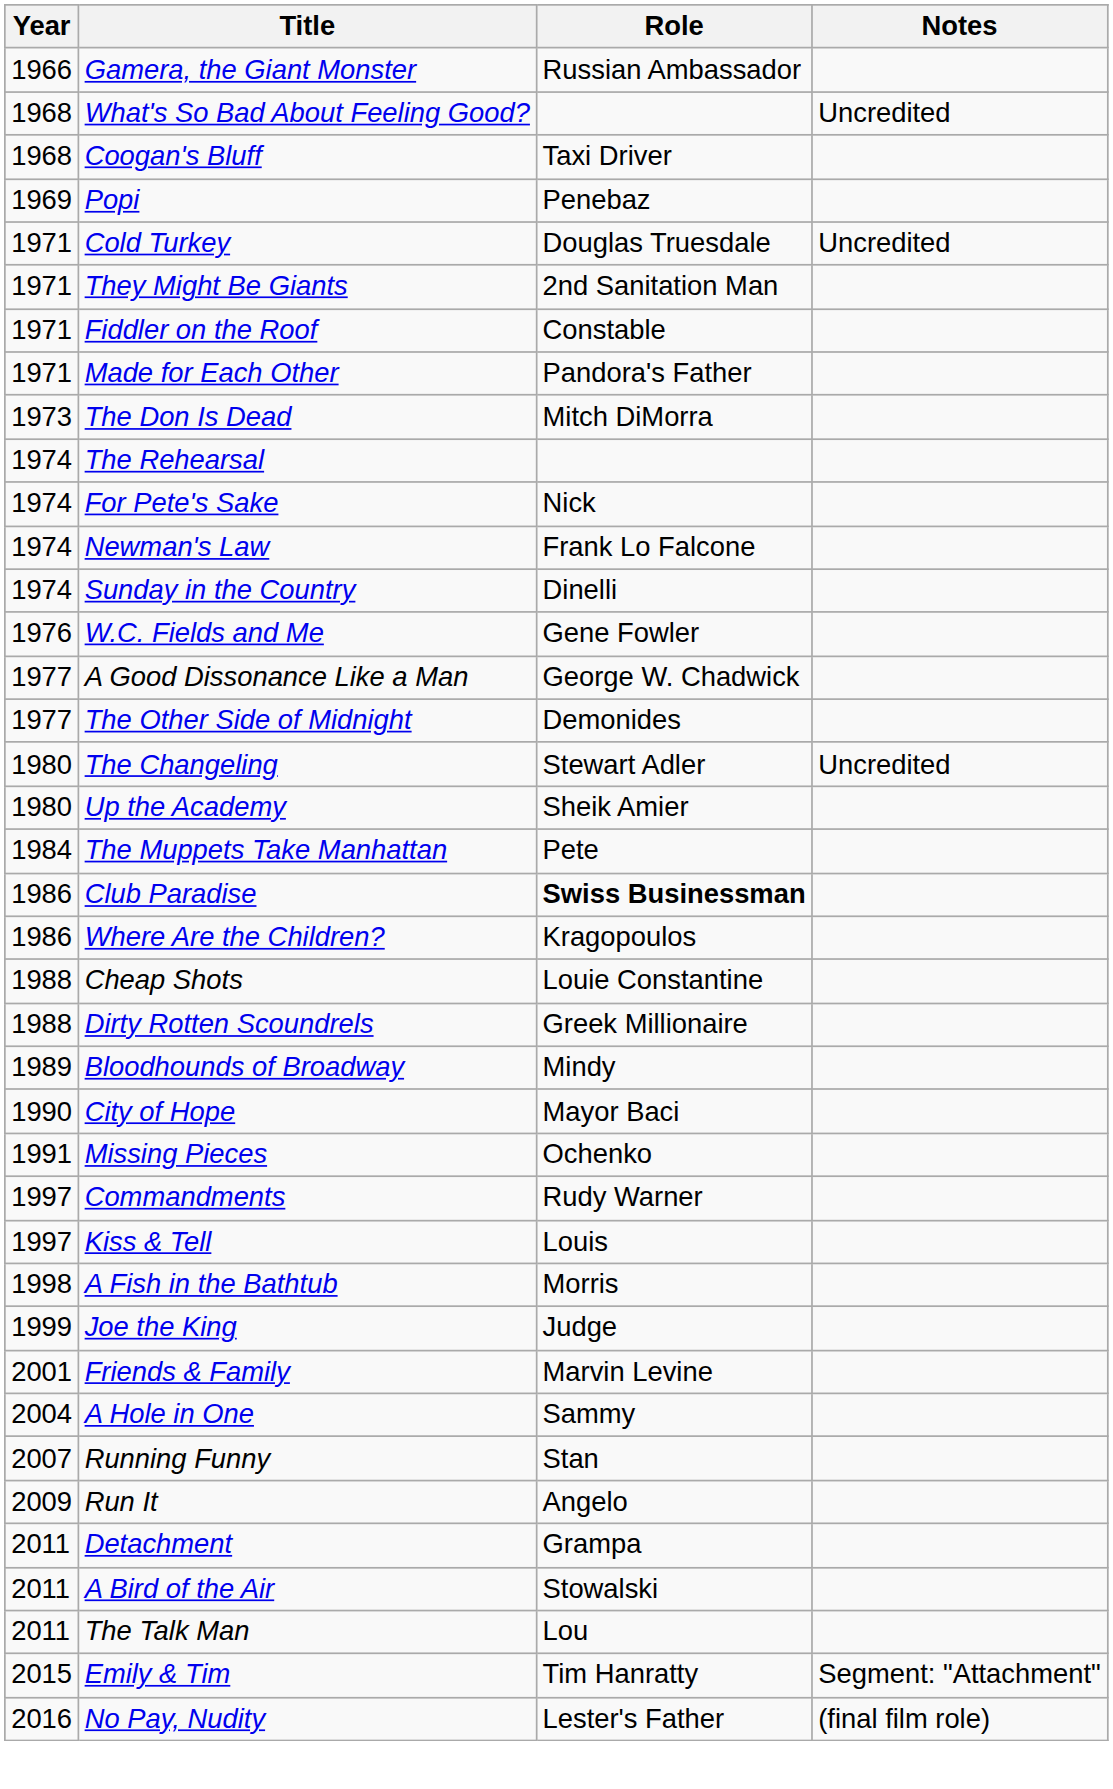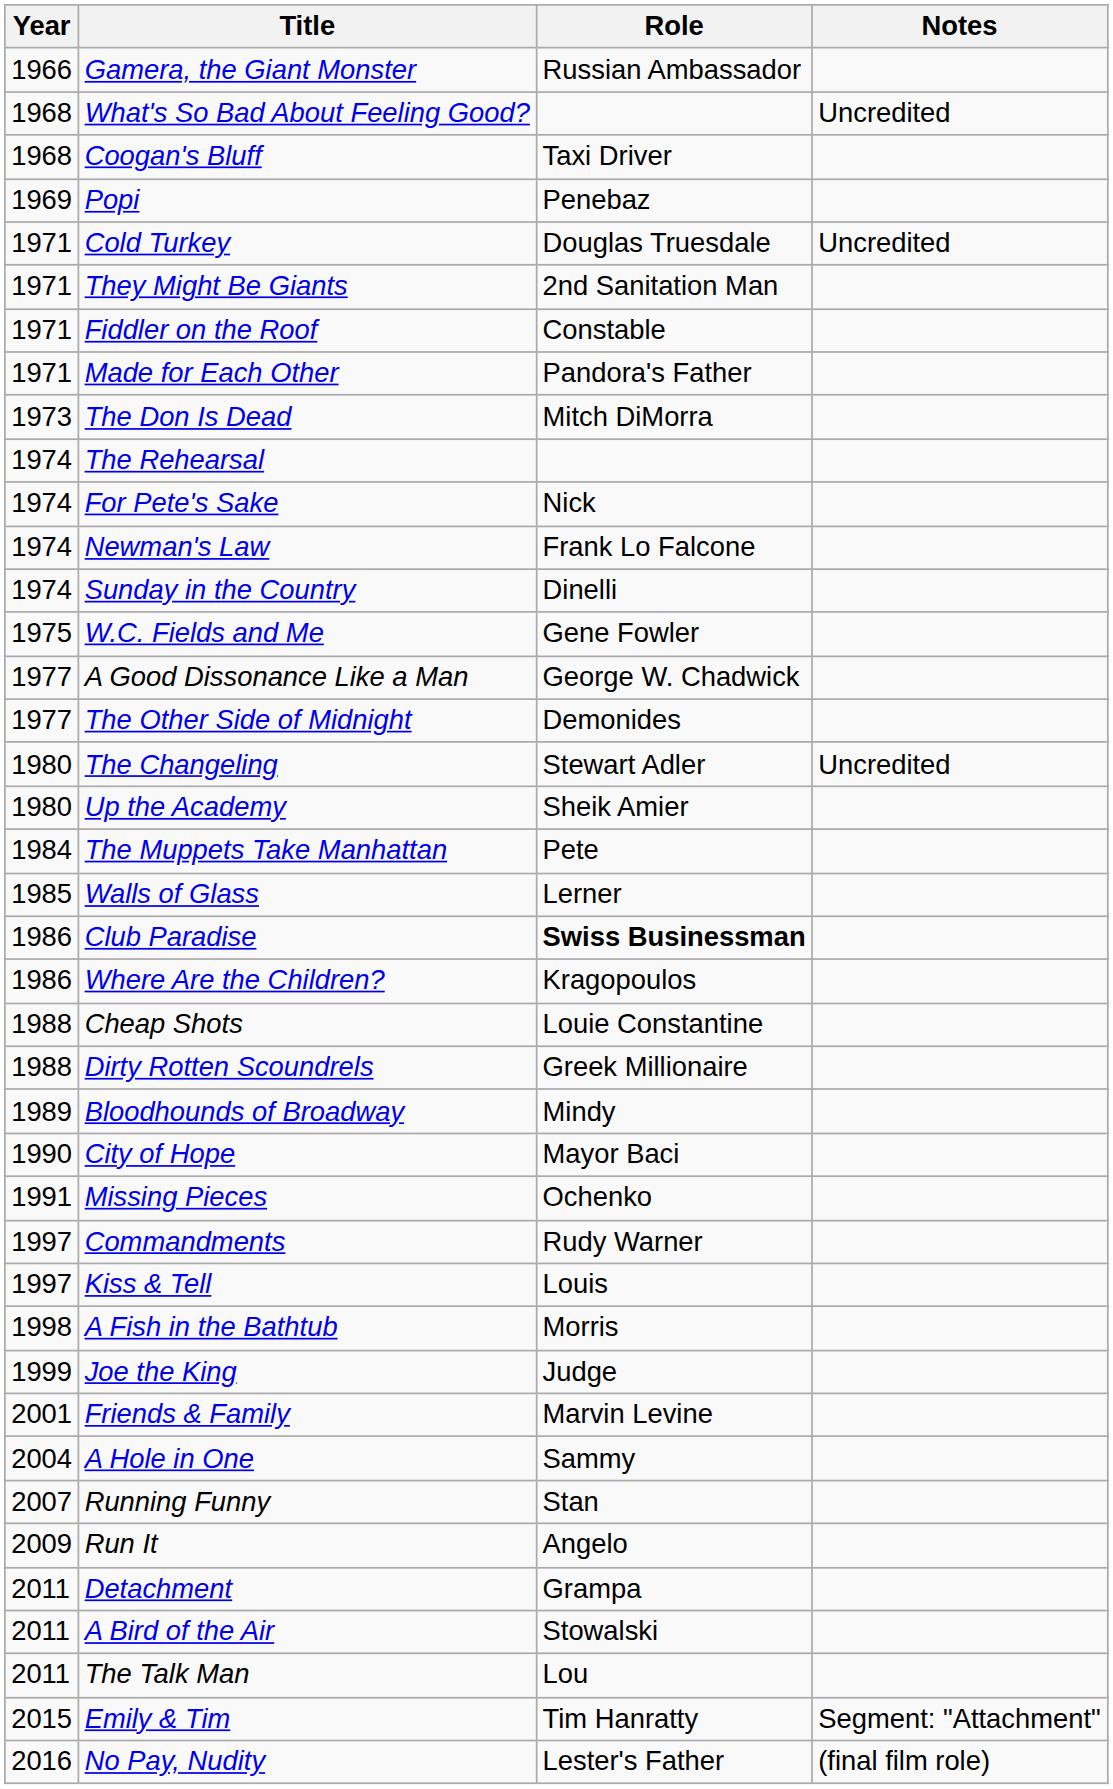(42, 633) 1976 -> (42, 633) 1975
+ row: (172, 894)
